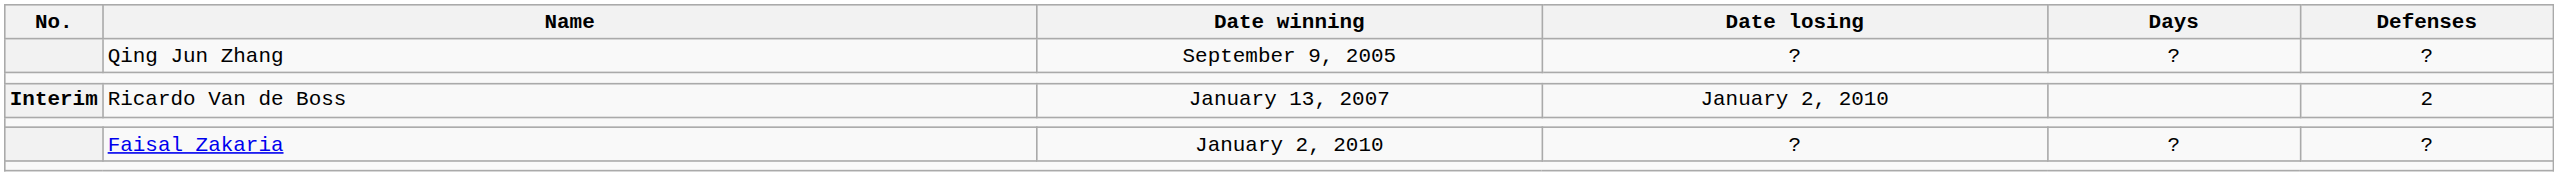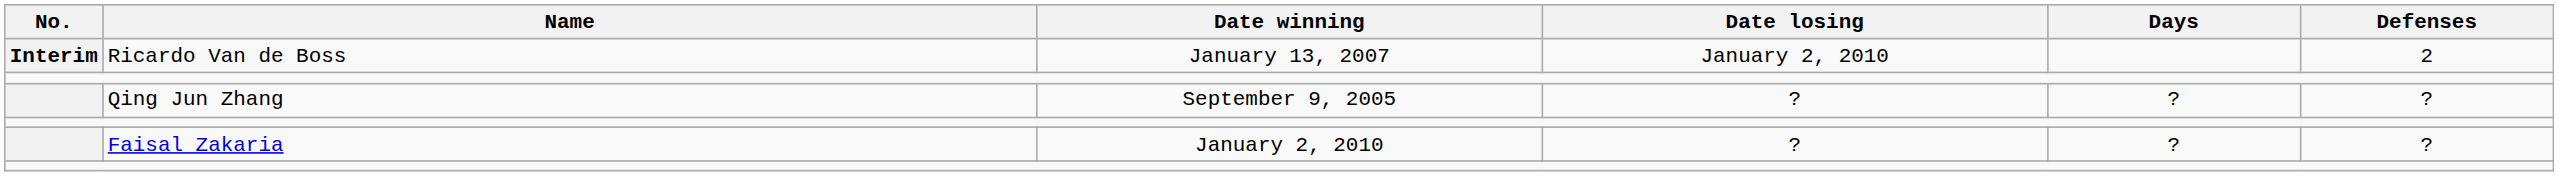rows swapped: (196, 56) <-> (227, 100)
